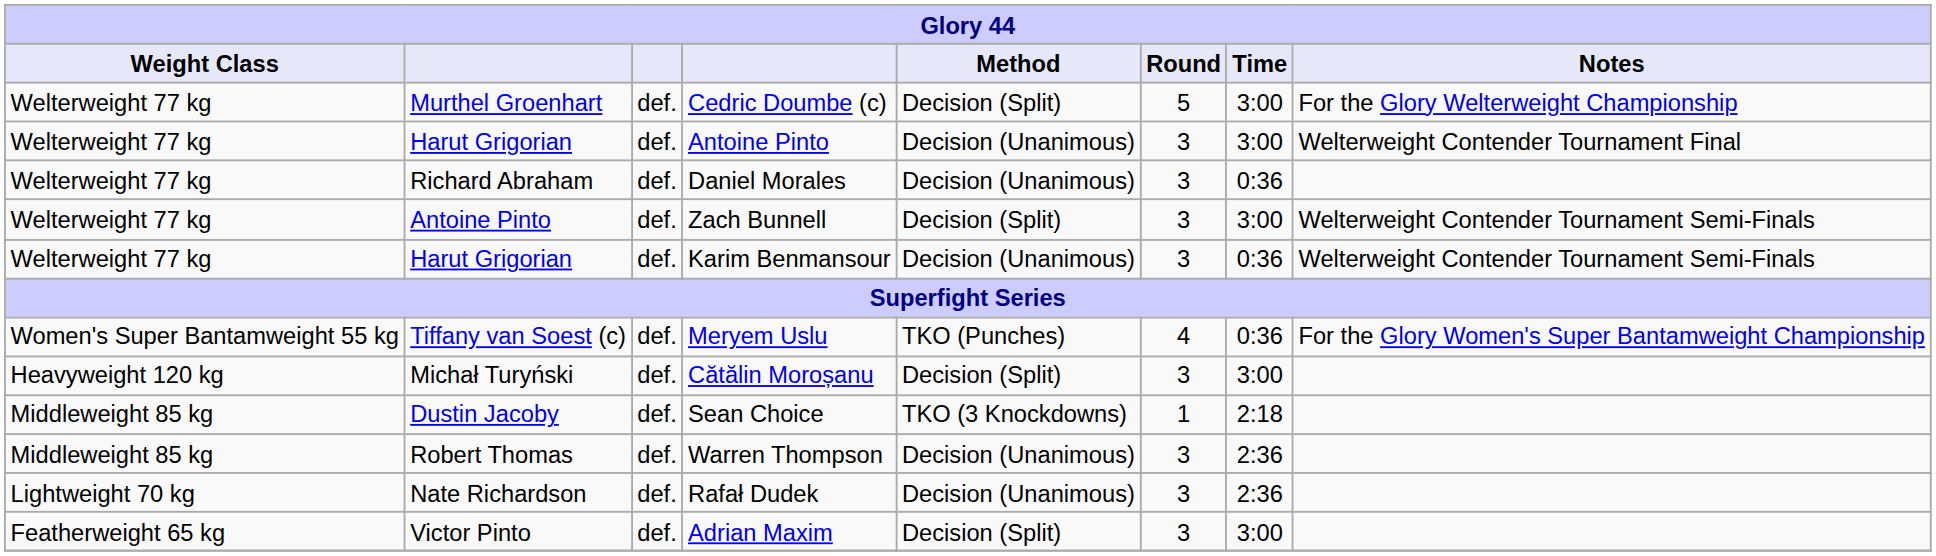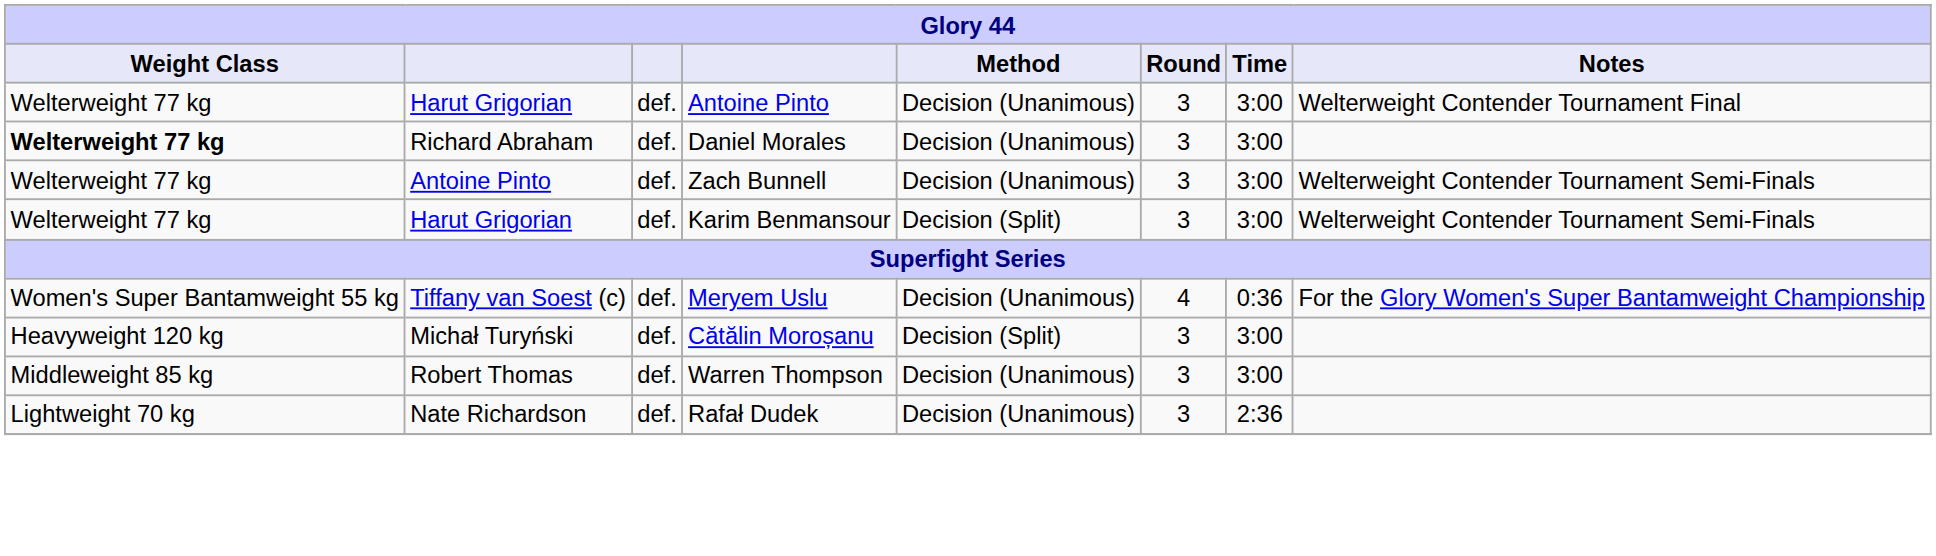- row: (787, 102)
(111, 180) normal -> (118, 141) bold
(1260, 180) 0:36 -> (1260, 141) 3:00
(982, 219) Decision (Split) -> (1018, 180) Decision (Unanimous)
(1018, 258) Decision (Unanimous) -> (982, 219) Decision (Split)
(1260, 258) 0:36 -> (1260, 219) 3:00
(984, 336) TKO (Punches) -> (1018, 297) Decision (Unanimous)
- row: (756, 414)
(1260, 453) 2:36 -> (1260, 375) 3:00
- row: (760, 532)
